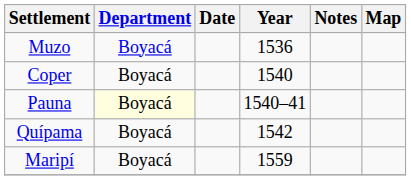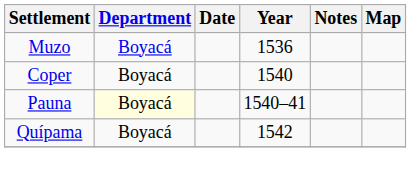- row: (49, 160)
